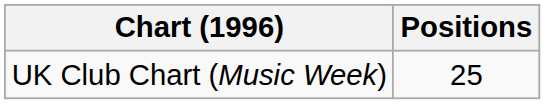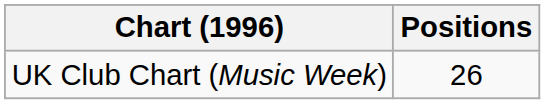(466, 74) 25 -> (466, 74) 26
